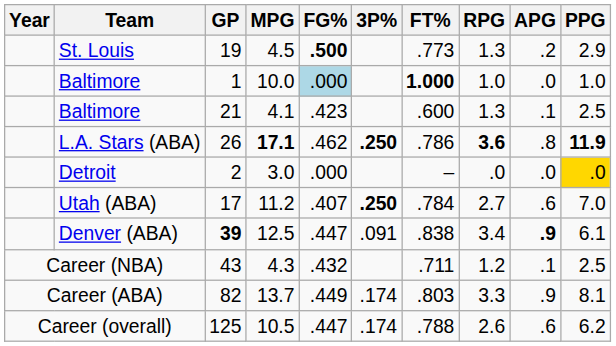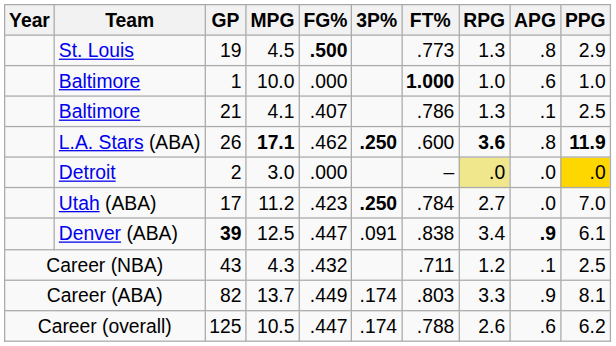(548, 51) .2 -> (548, 51) .8
(329, 81) lightblue background -> (329, 81) no background
(548, 81) .0 -> (548, 81) .6
(329, 112) .423 -> (329, 112) .407
(436, 112) .600 -> (436, 112) .786
(436, 142) .786 -> (436, 142) .600
(497, 173) no background -> (497, 173) khaki background
(329, 203) .407 -> (329, 203) .423
(548, 203) .6 -> (548, 203) .0
